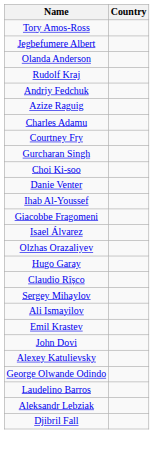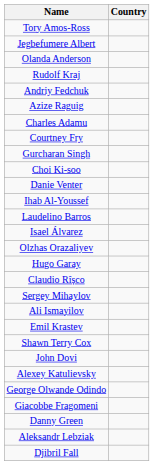rows swapped: (56, 216) <-> (56, 389)
+ row: (56, 342)
+ row: (56, 421)
